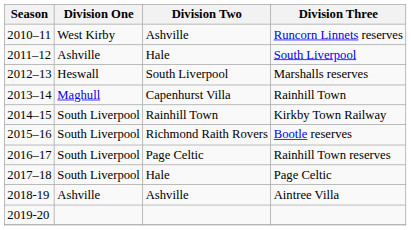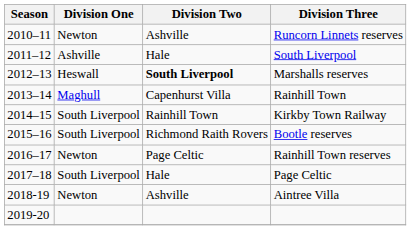(86, 34) West Kirby -> (77, 34) Newton
(187, 74) normal -> (189, 74) bold
(99, 154) South Liverpool -> (77, 154) Newton
(79, 194) Ashville -> (77, 194) Newton
